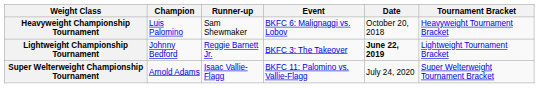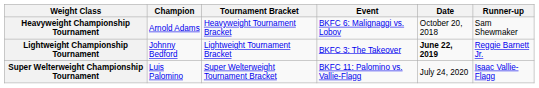columns swapped: (233, 10) <-> (477, 10)
(166, 28) Luis Palomino -> (174, 28) Arnold Adams
(174, 71) Arnold Adams -> (166, 71) Luis Palomino
